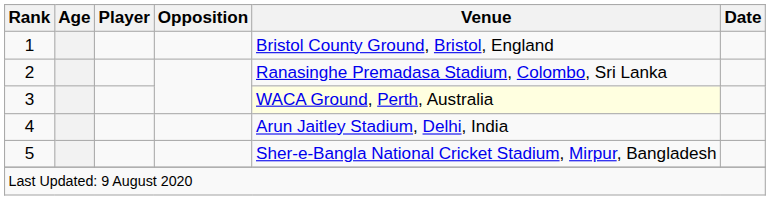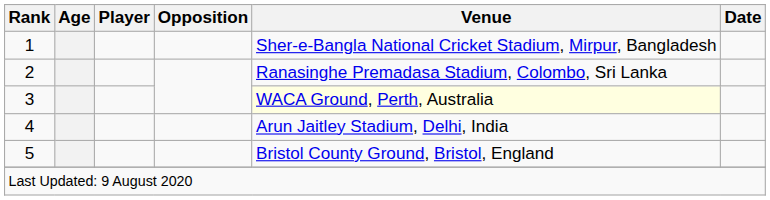(405, 45) Bristol County Ground, Bristol, England -> (486, 45) Sher-e-Bangla National Cricket Stadium, Mirpur, Bangladesh
(486, 153) Sher-e-Bangla National Cricket Stadium, Mirpur, Bangladesh -> (405, 153) Bristol County Ground, Bristol, England
